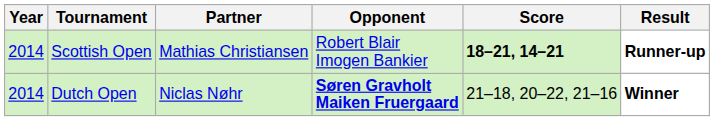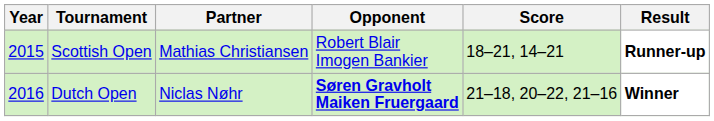(26, 52) 2014 -> (26, 52) 2015
(515, 52) bold -> (515, 52) normal
(26, 95) 2014 -> (26, 95) 2016
